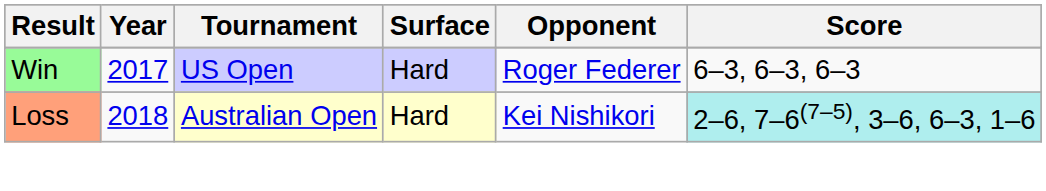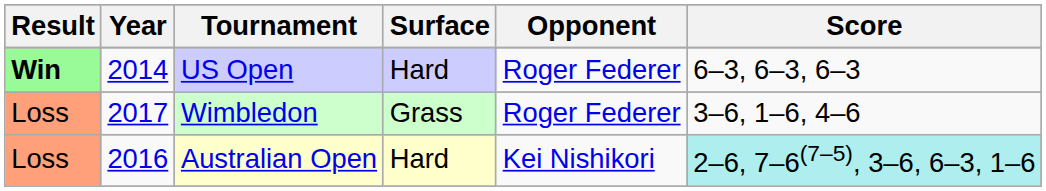(35, 69) normal -> (36, 69) bold
(138, 69) 2017 -> (138, 69) 2014
+ row: (249, 112)
(138, 116) 2018 -> (138, 160) 2016
